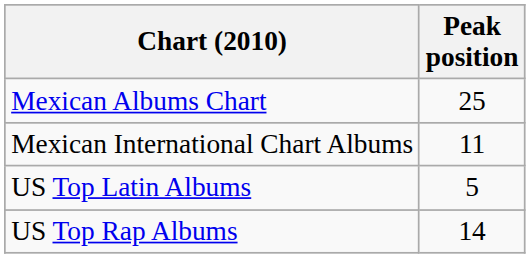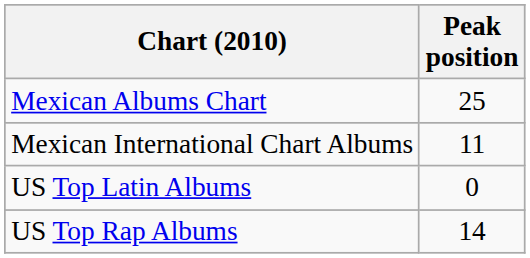(472, 187) 5 -> (472, 187) 0
